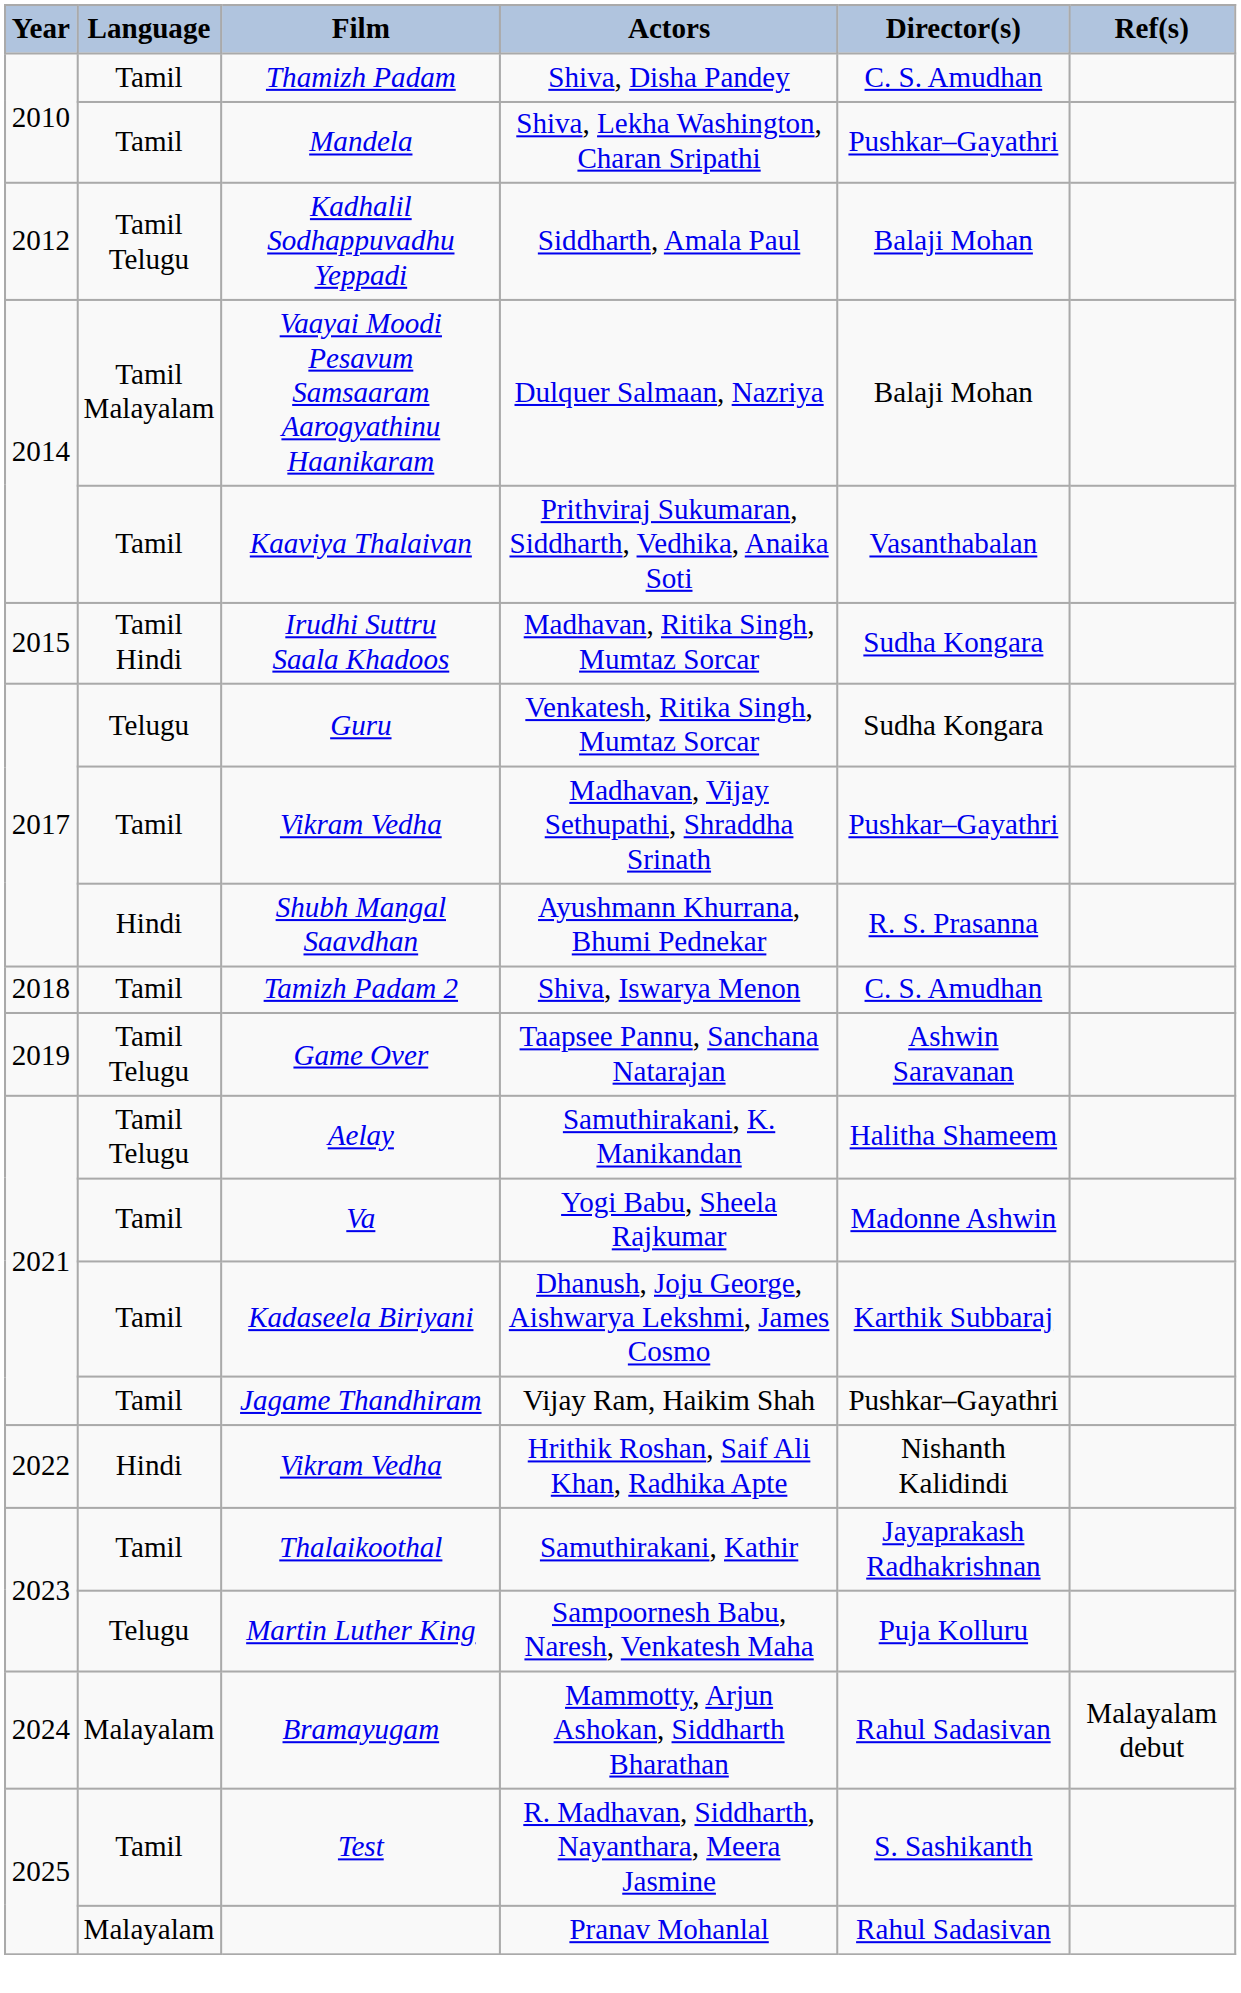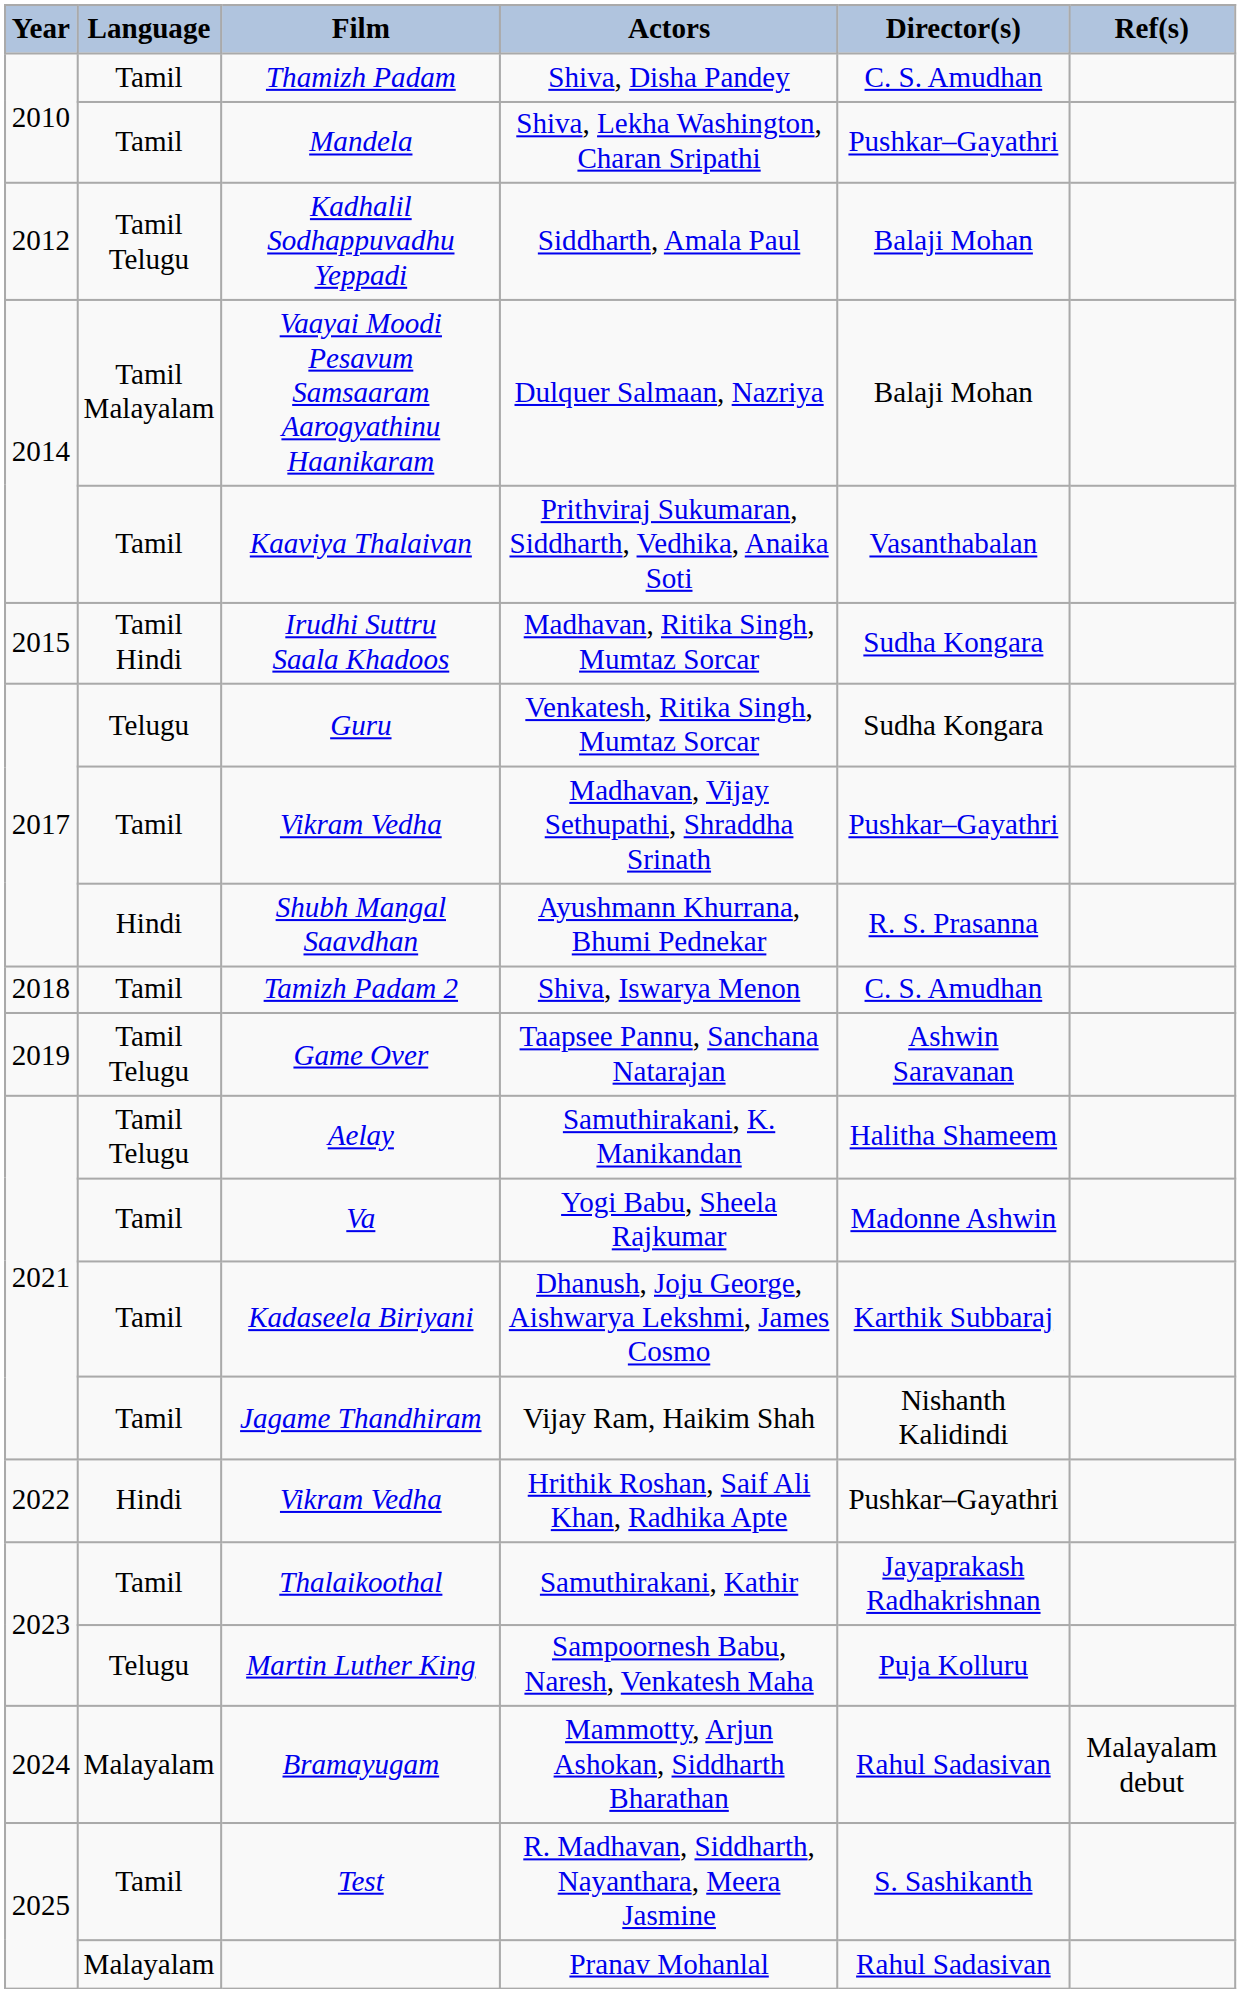(953, 1400) Pushkar–Gayathri -> (953, 1418) Nishanth Kalidindi
(953, 1466) Nishanth Kalidindi -> (953, 1500) Pushkar–Gayathri
